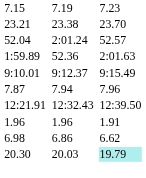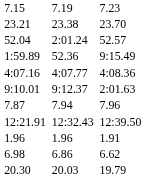(117, 56) 2:01.63 -> (117, 56) 9:15.49
+ row: (22, 73)
(117, 73) 9:15.49 -> (117, 89) 2:01.63
(113, 154) paleturquoise background -> (113, 170) no background
